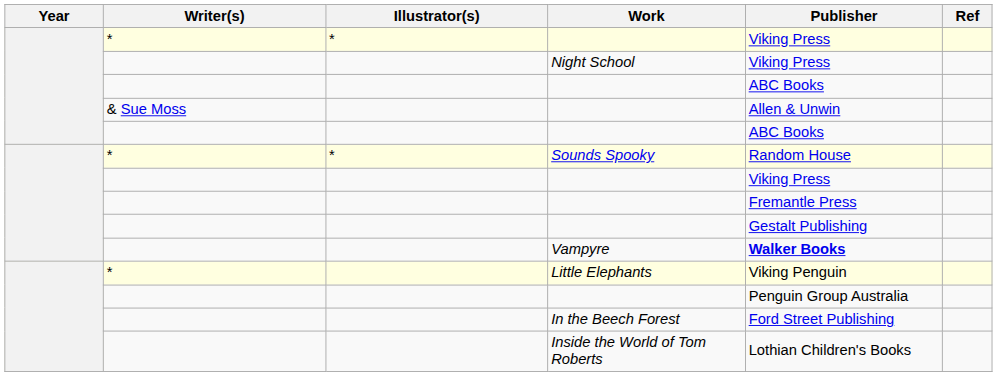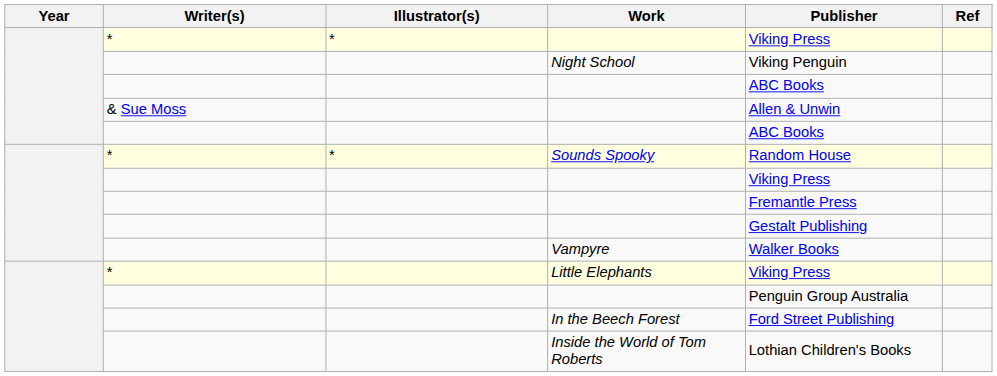(789, 62) Viking Press -> (798, 62) Viking Penguin
(797, 249) bold -> (794, 249) normal
(798, 272) Viking Penguin -> (789, 272) Viking Press
